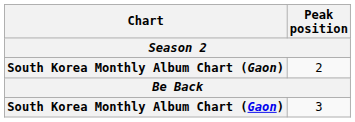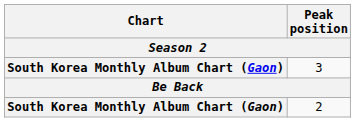rows swapped: (319, 107) <-> (319, 68)
